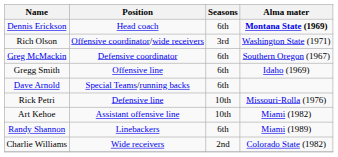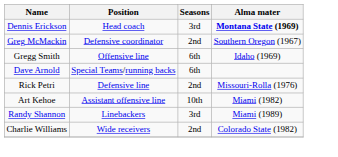(223, 26) 6th -> (195, 26) 3rd
- row: (37, 41)
(223, 56) 6th -> (195, 41) 2nd
(223, 100) 10th -> (195, 85) 2nd
(223, 130) 6th -> (195, 115) 3rd
